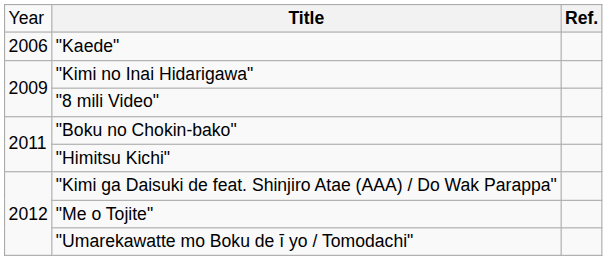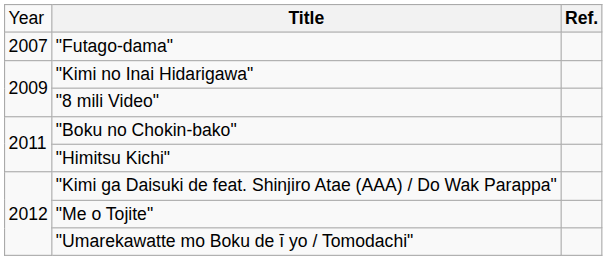- row: (88, 46)
+ row: (114, 46)
